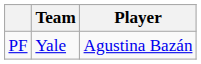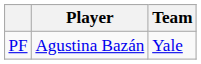columns swapped: (138, 18) <-> (56, 18)
